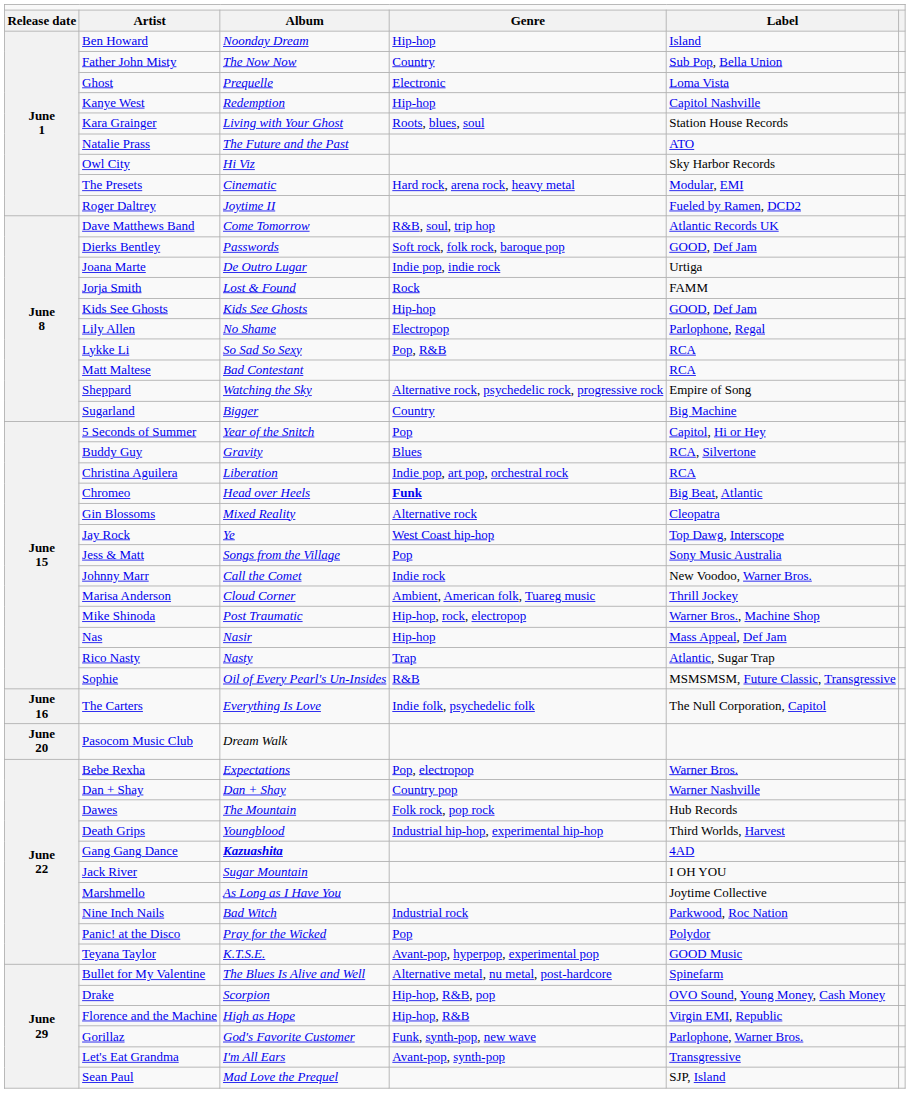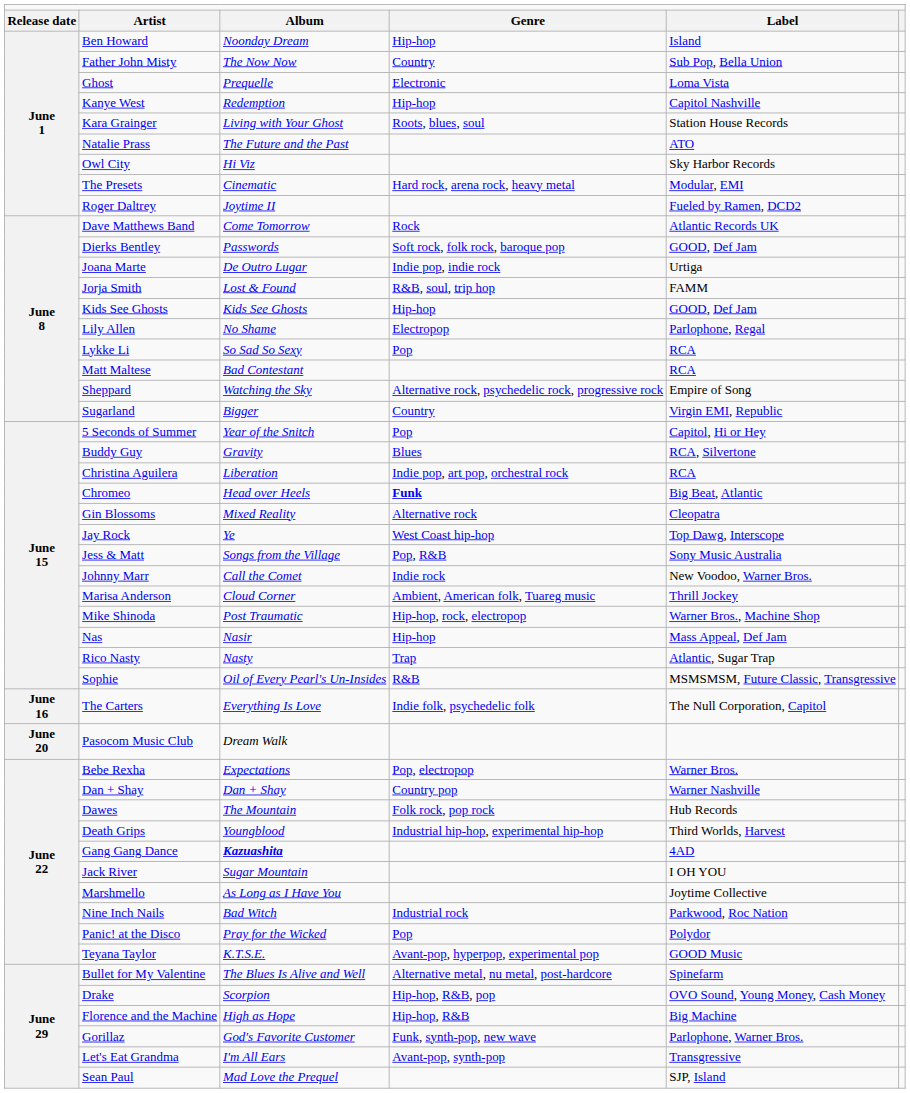(444, 226) R&B, soul, trip hop -> (406, 226) Rock
(406, 287) Rock -> (444, 287) R&B, soul, trip hop
(419, 349) Pop, R&B -> (402, 349) Pop
(703, 411) Big Machine -> (726, 411) Virgin EMI, Republic
(402, 555) Pop -> (419, 555) Pop, R&B
(726, 1015) Virgin EMI, Republic -> (703, 1015) Big Machine
